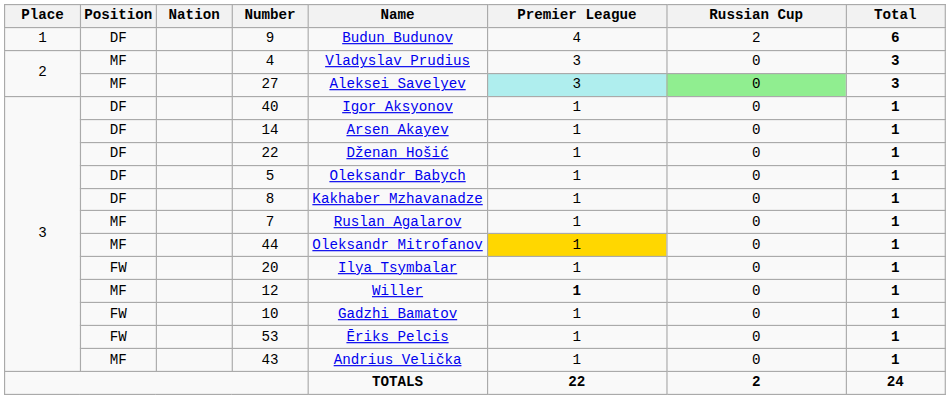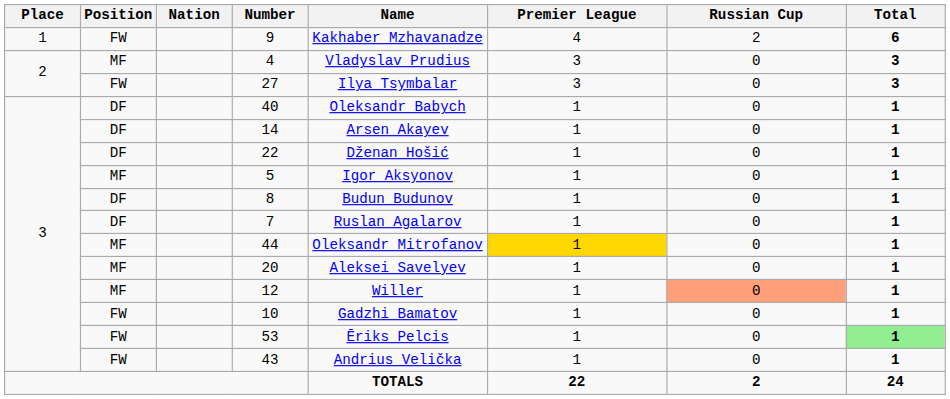(118, 39) DF -> (118, 39) FW
(398, 39) Budun Budunov -> (398, 39) Kakhaber Mzhavanadze
(118, 85) MF -> (118, 85) FW
(398, 85) Aleksei Savelyev -> (398, 85) Ilya Tsymbalar
(577, 85) paleturquoise background -> (577, 85) no background
(756, 85) lightgreen background -> (756, 85) no background
(398, 108) Igor Aksyonov -> (398, 108) Oleksandr Babych
(118, 177) DF -> (118, 177) MF
(398, 177) Oleksandr Babych -> (398, 177) Igor Aksyonov
(398, 200) Kakhaber Mzhavanadze -> (398, 200) Budun Budunov
(118, 223) MF -> (118, 223) DF
(118, 269) FW -> (118, 269) MF
(398, 269) Ilya Tsymbalar -> (398, 269) Aleksei Savelyev
(577, 292) bold -> (577, 292) normal
(756, 292) no background -> (756, 292) lightsalmon background
(895, 337) no background -> (895, 337) lightgreen background
(118, 360) MF -> (118, 360) FW
